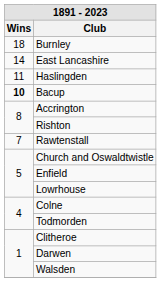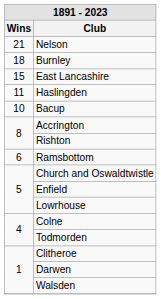+ row: (52, 44)
(19, 60) 14 -> (19, 76) 15
(19, 92) bold -> (19, 108) normal
- row: (62, 141)
+ row: (65, 157)
